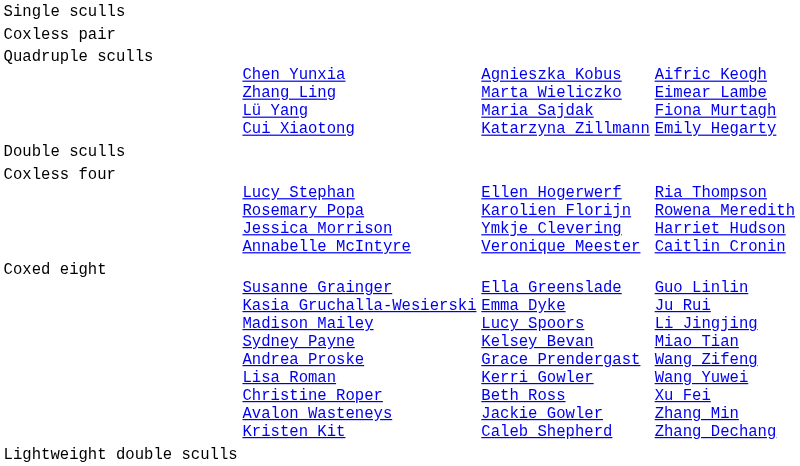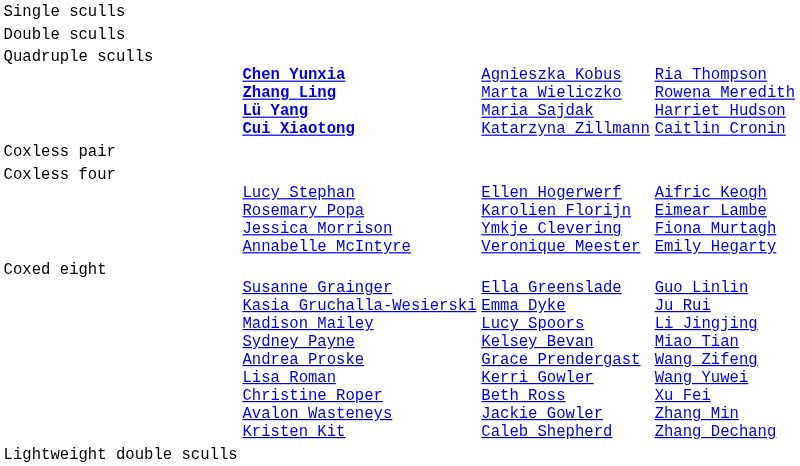rows swapped: (64, 152) <-> (60, 34)
(299, 102) normal -> (299, 102) bold
(715, 102) Aifric Keogh Eimear Lambe Fiona Murtagh Emily Hegarty -> (725, 102) Ria Thompson Rowena Meredith Harriet Hudson Caitlin Cronin
(725, 220) Ria Thompson Rowena Meredith Harriet Hudson Caitlin Cronin -> (715, 220) Aifric Keogh Eimear Lambe Fiona Murtagh Emily Hegarty
